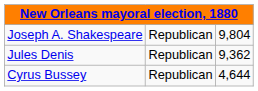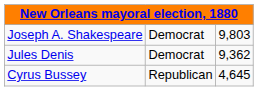(180, 34) Republican -> (176, 34) Democrat
(234, 34) 9,804 -> (234, 34) 9,803
(180, 55) Republican -> (176, 55) Democrat
(234, 75) 4,644 -> (234, 75) 4,645
